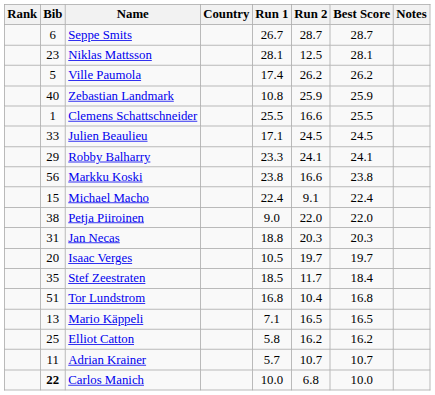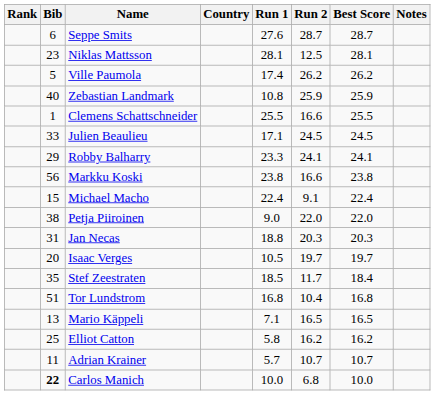(272, 34) 26.7 -> (272, 34) 27.6
